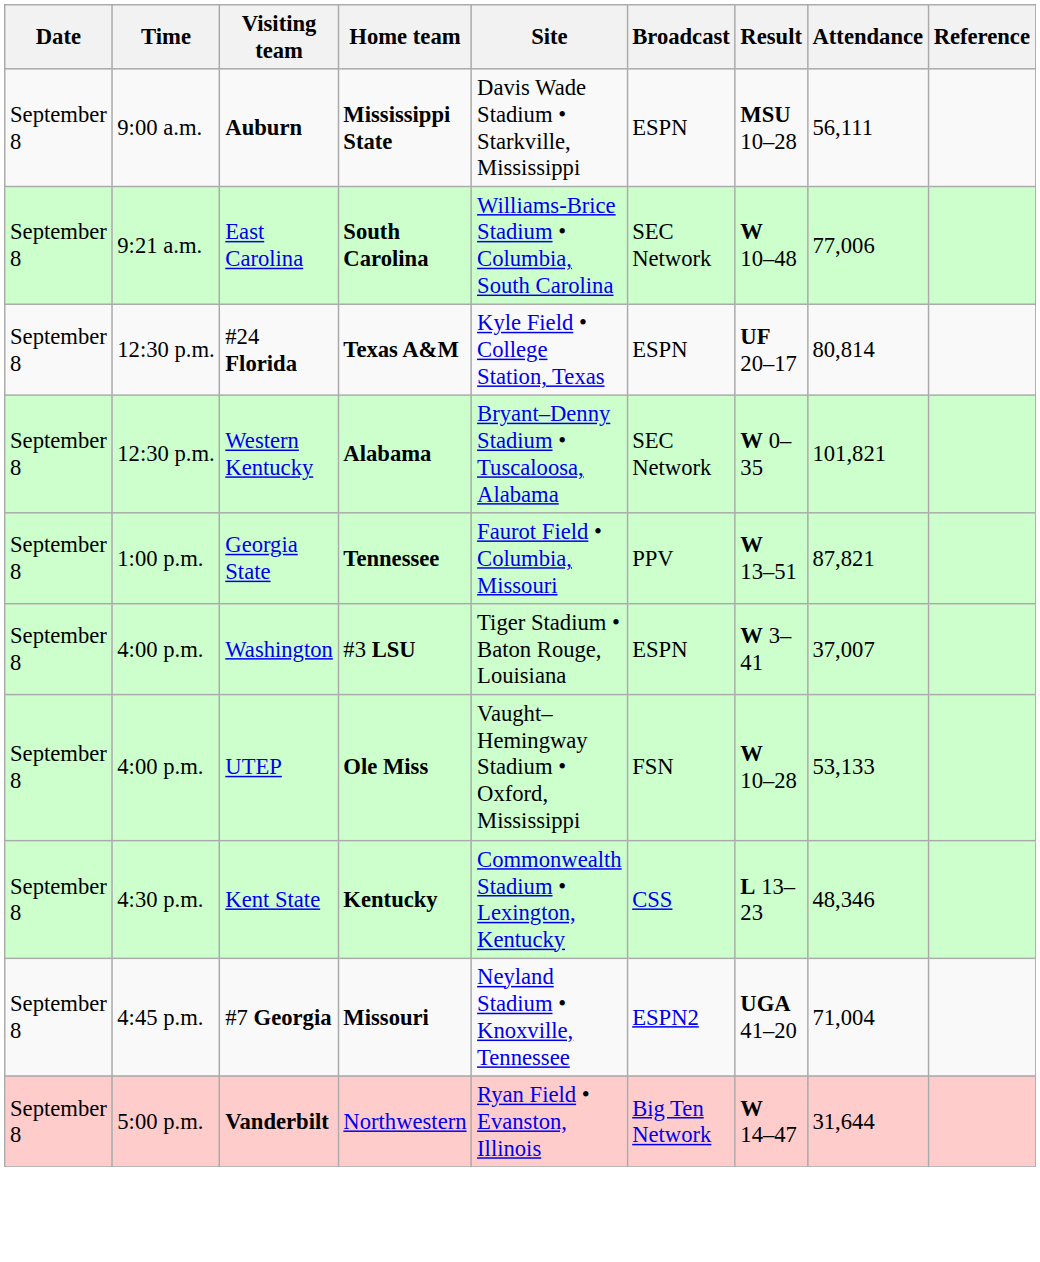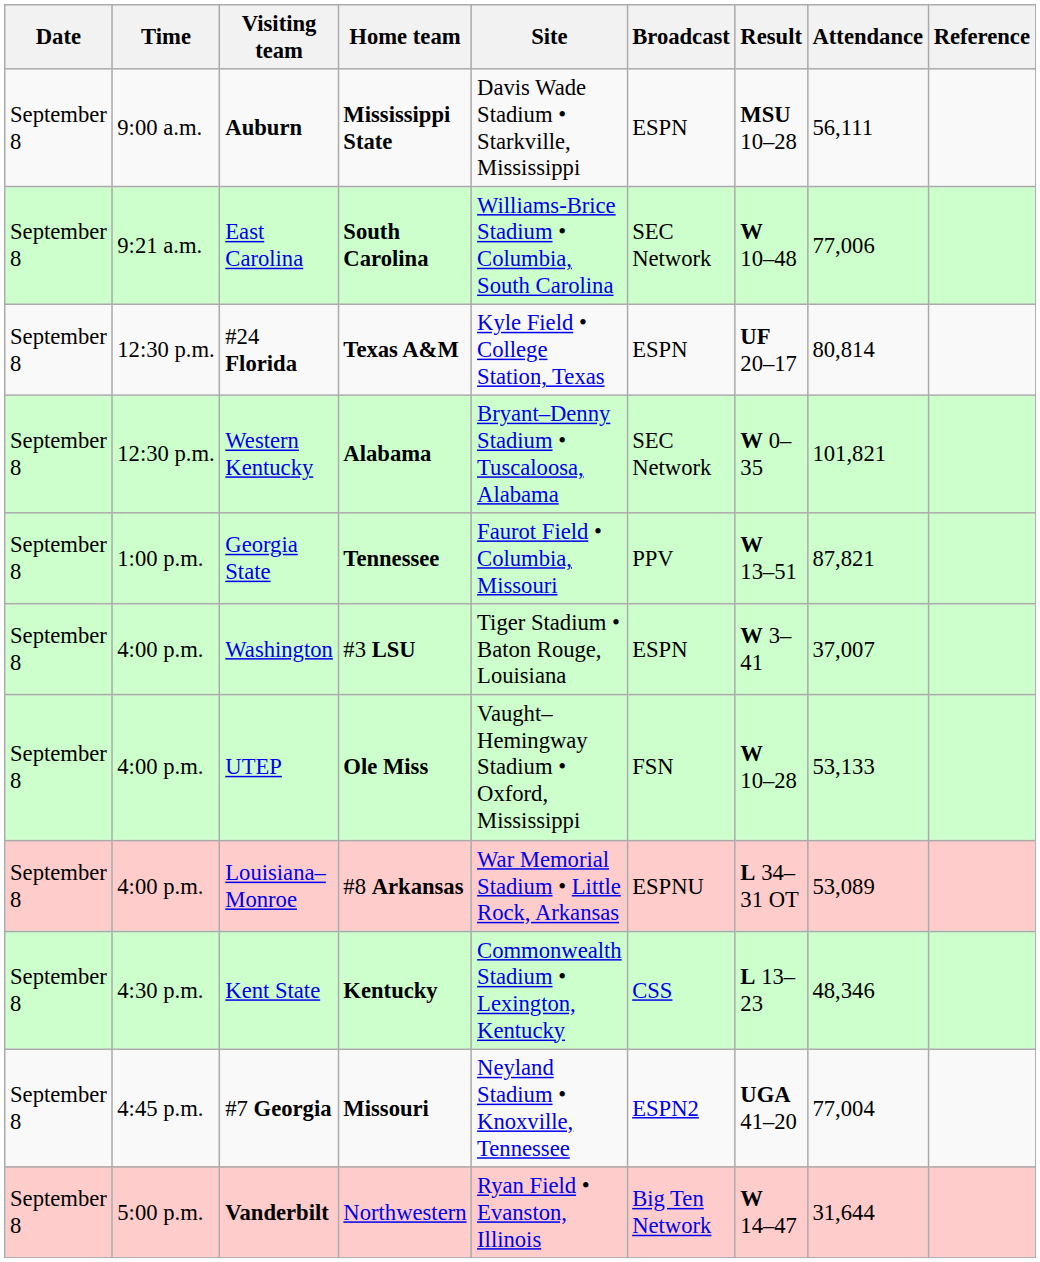+ row: (276, 885)
(844, 1016) 71,004 -> (844, 1107) 77,004
